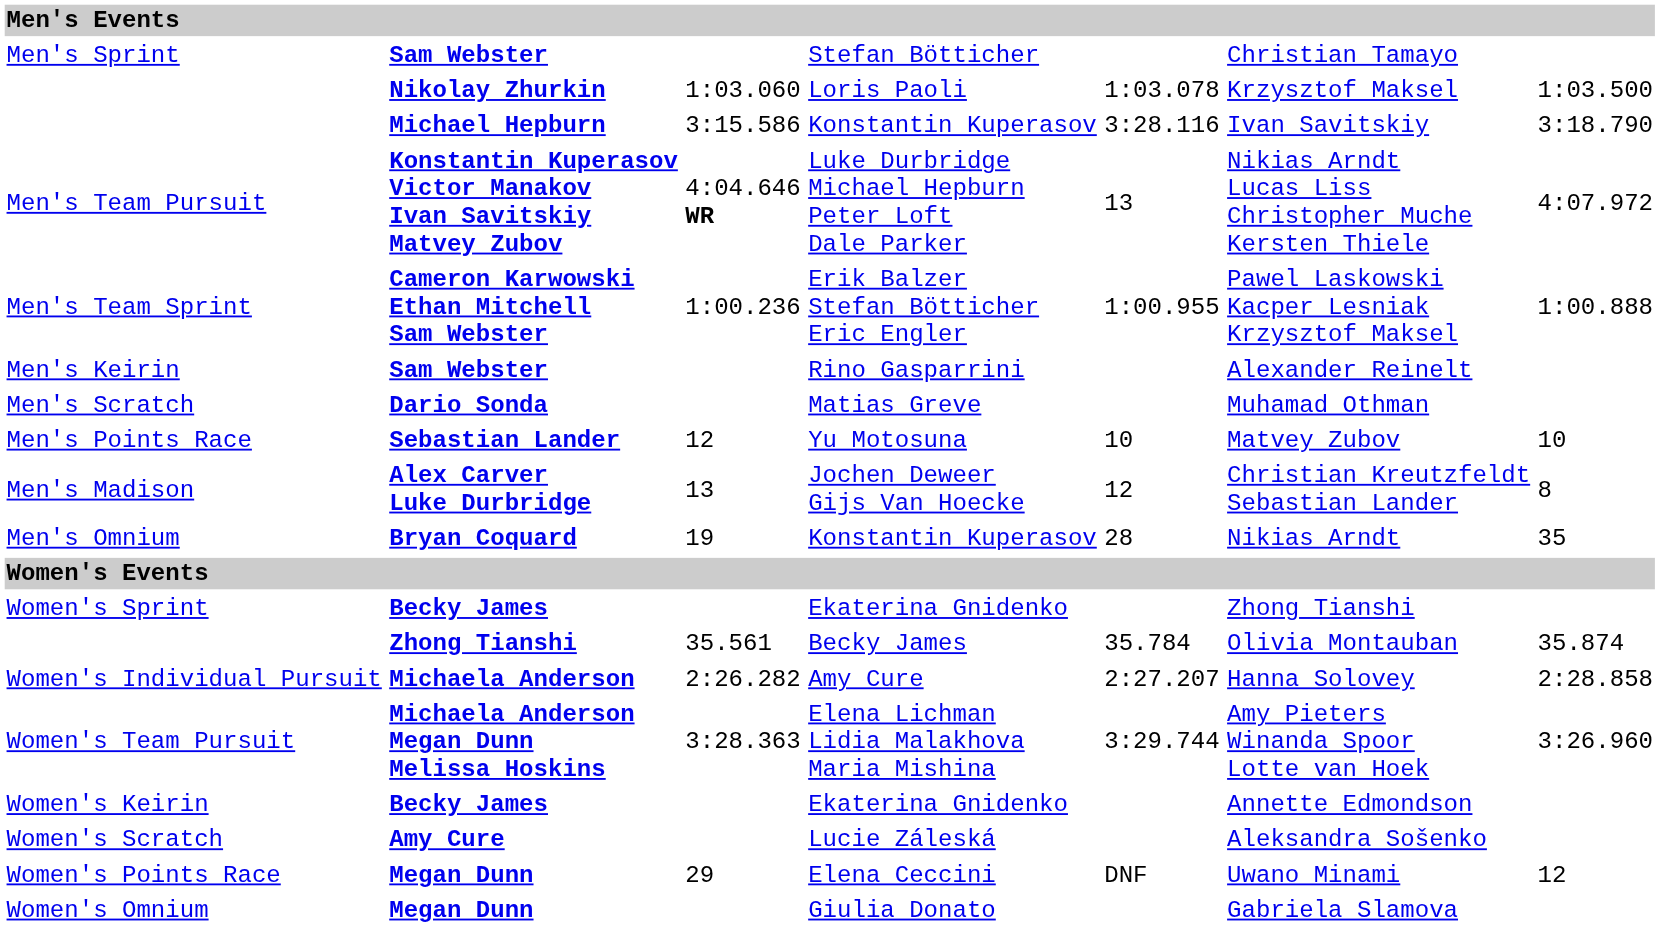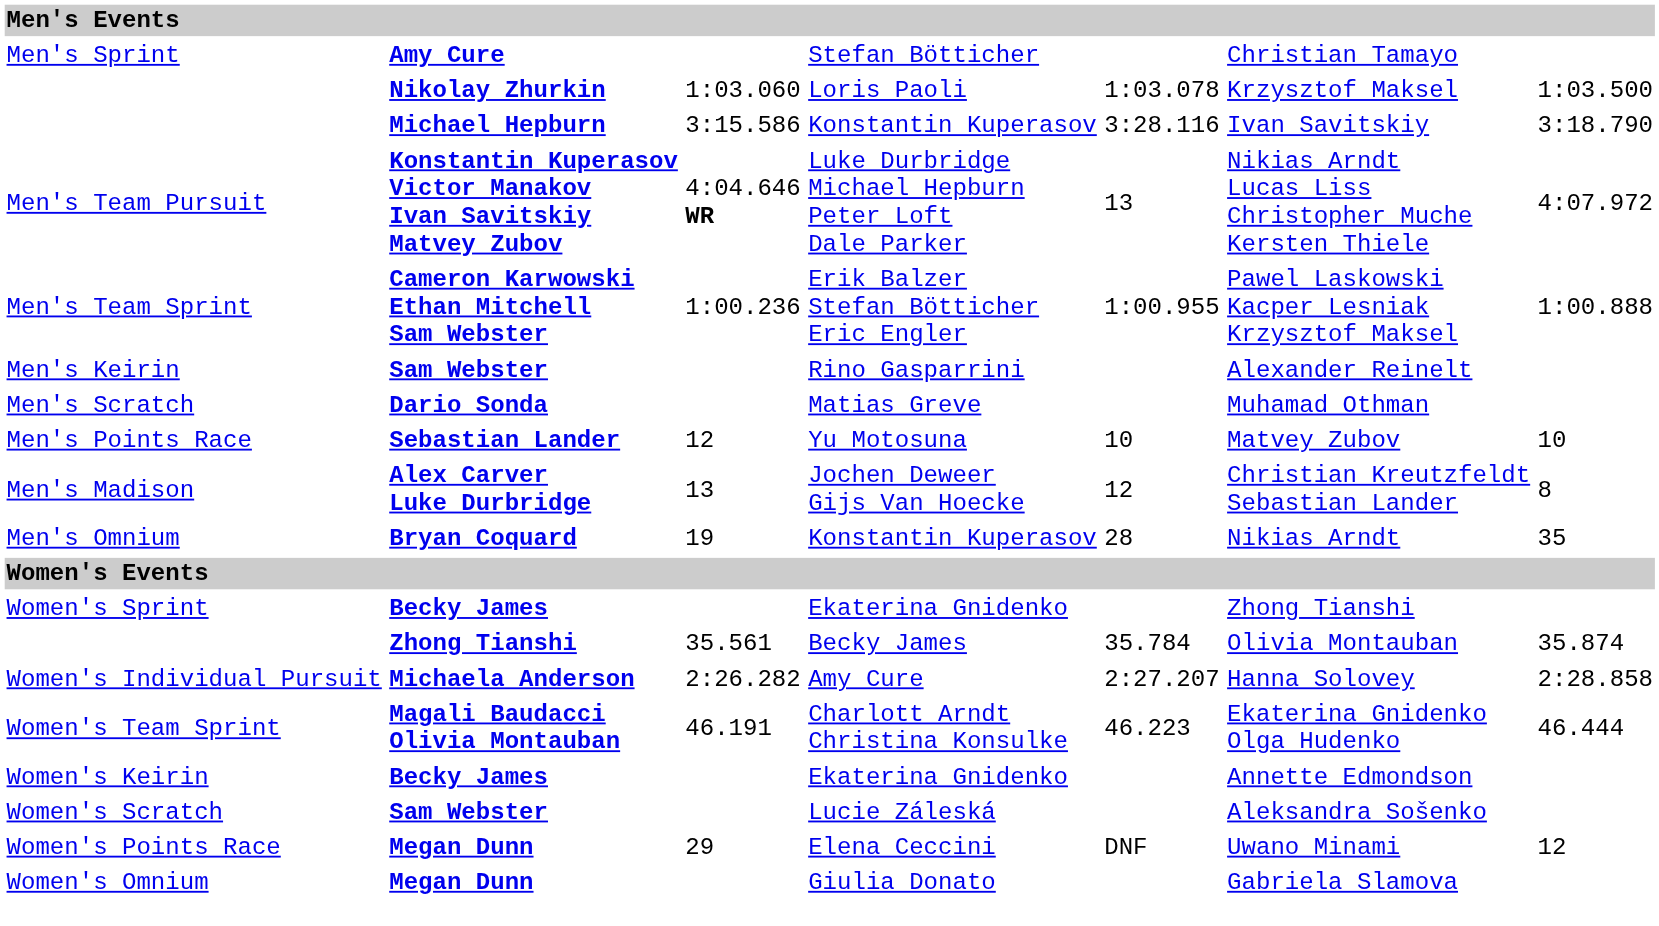(469, 56) Sam Webster -> (447, 56) Amy Cure
- row: (151, 742)
+ row: (144, 728)
(447, 840) Amy Cure -> (469, 812) Sam Webster
